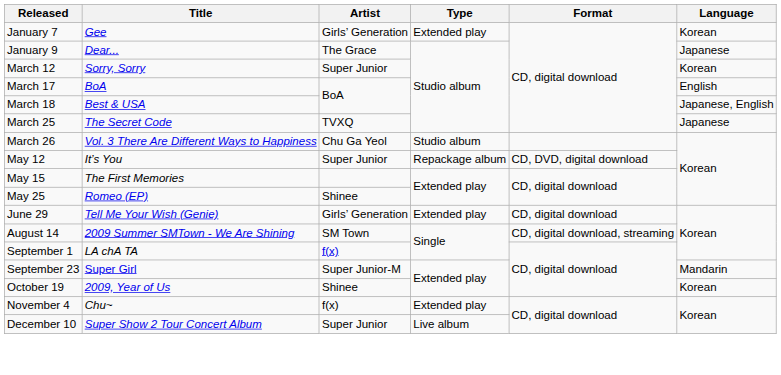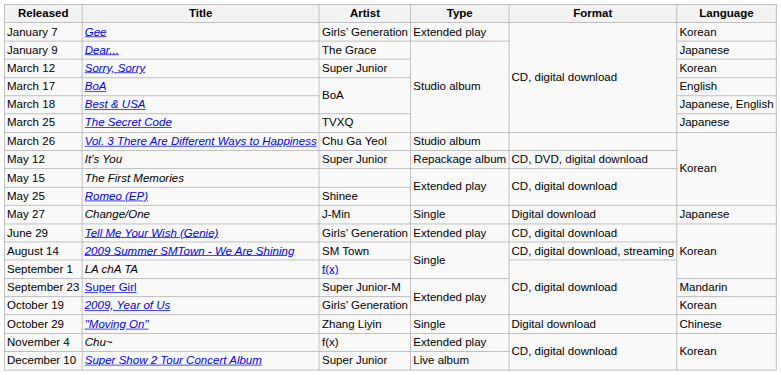+ row: (26, 214)
(340, 287) Shinee -> (365, 305) Girls’ Generation
+ row: (36, 324)
